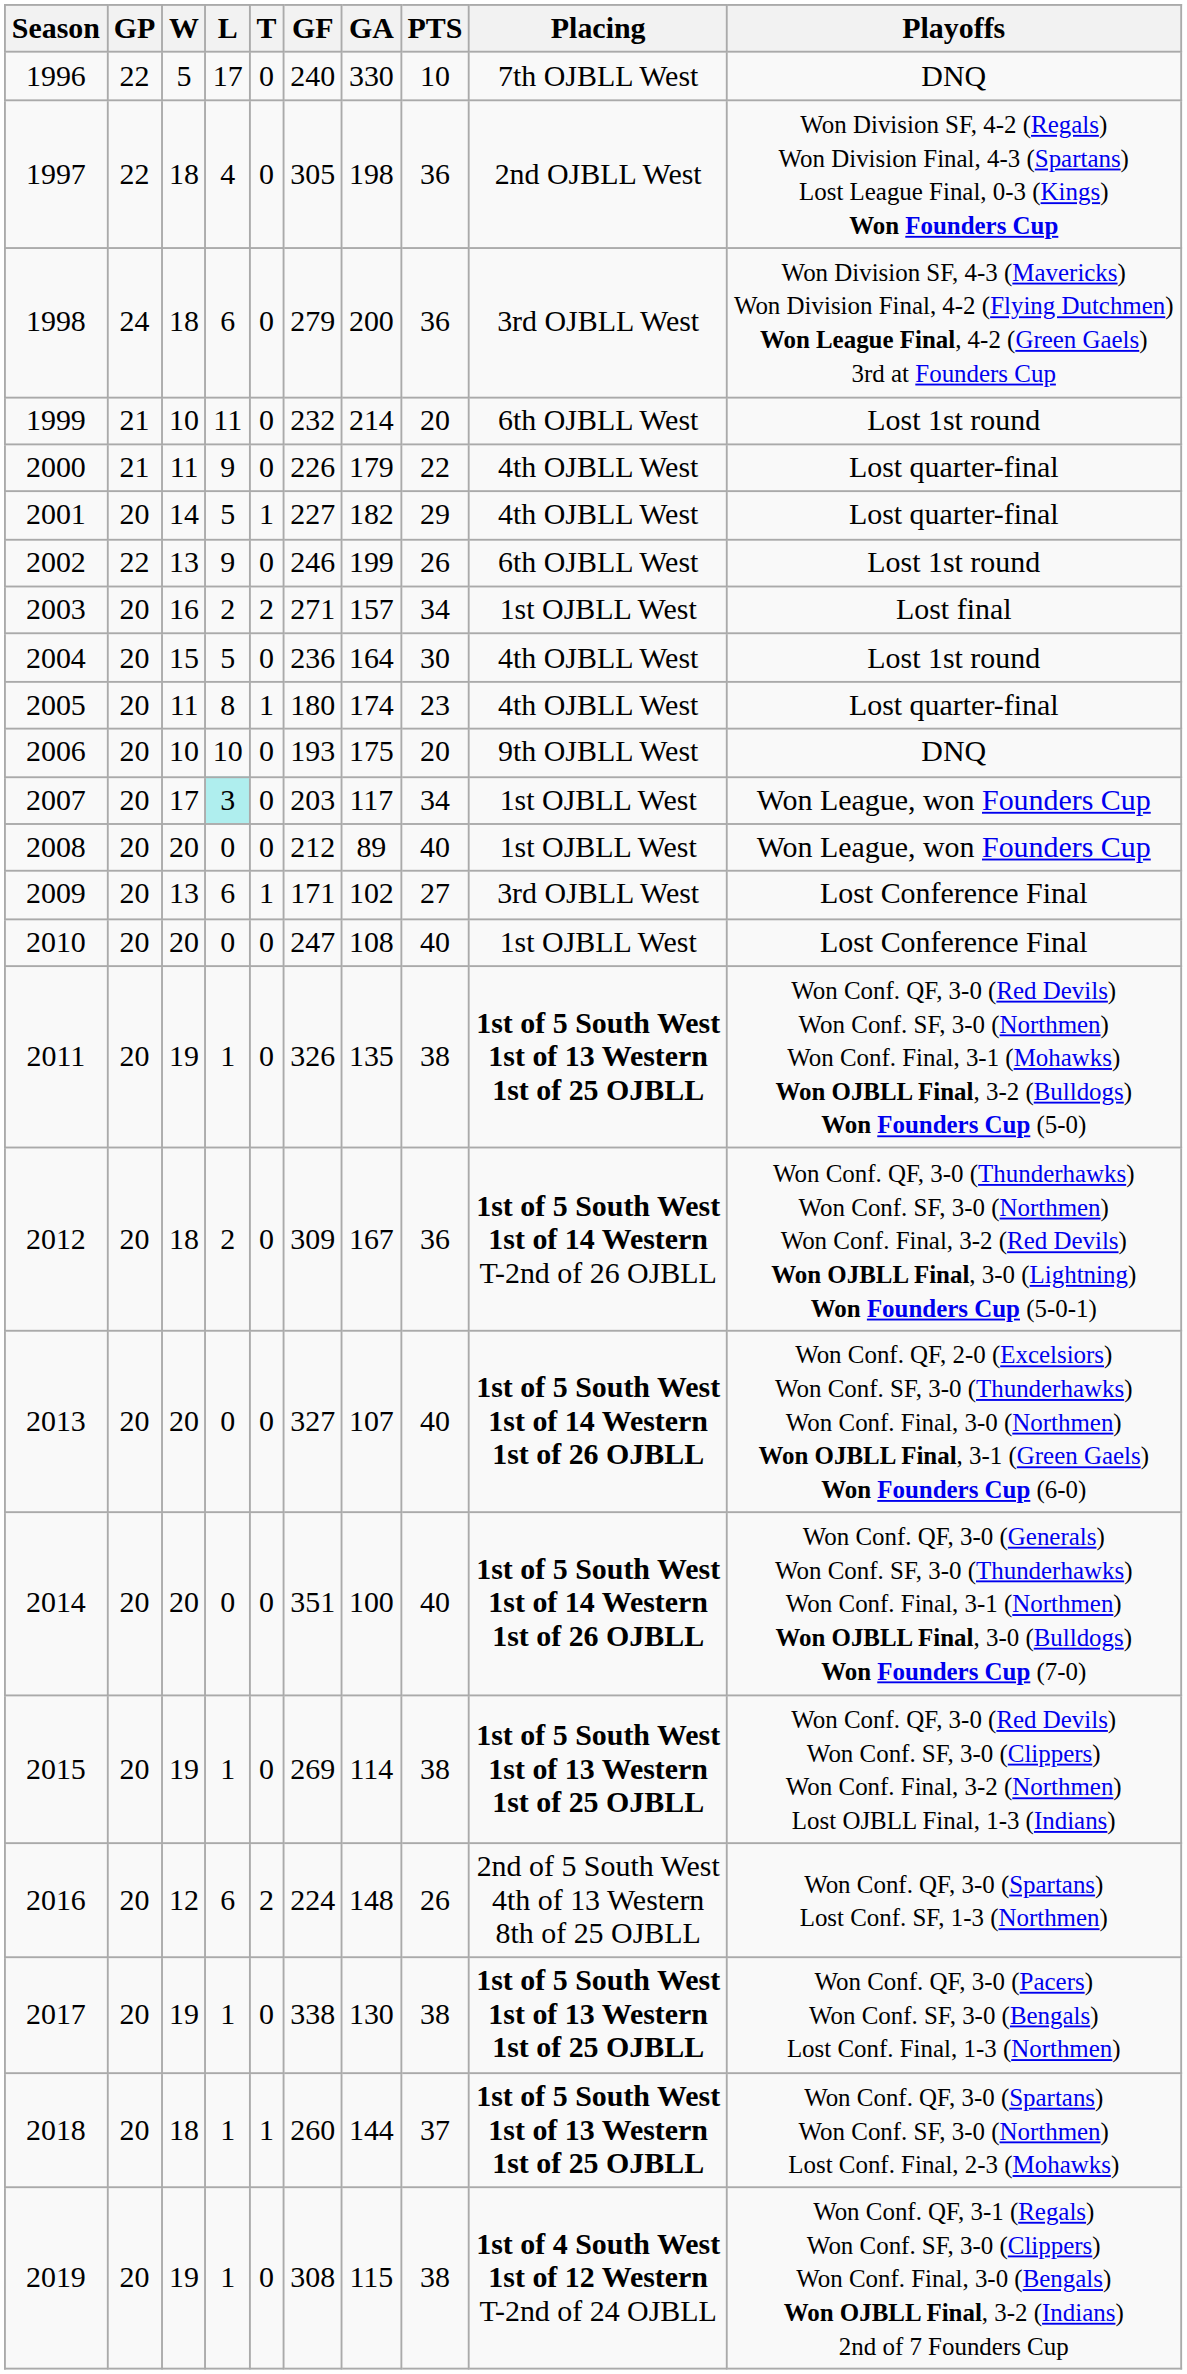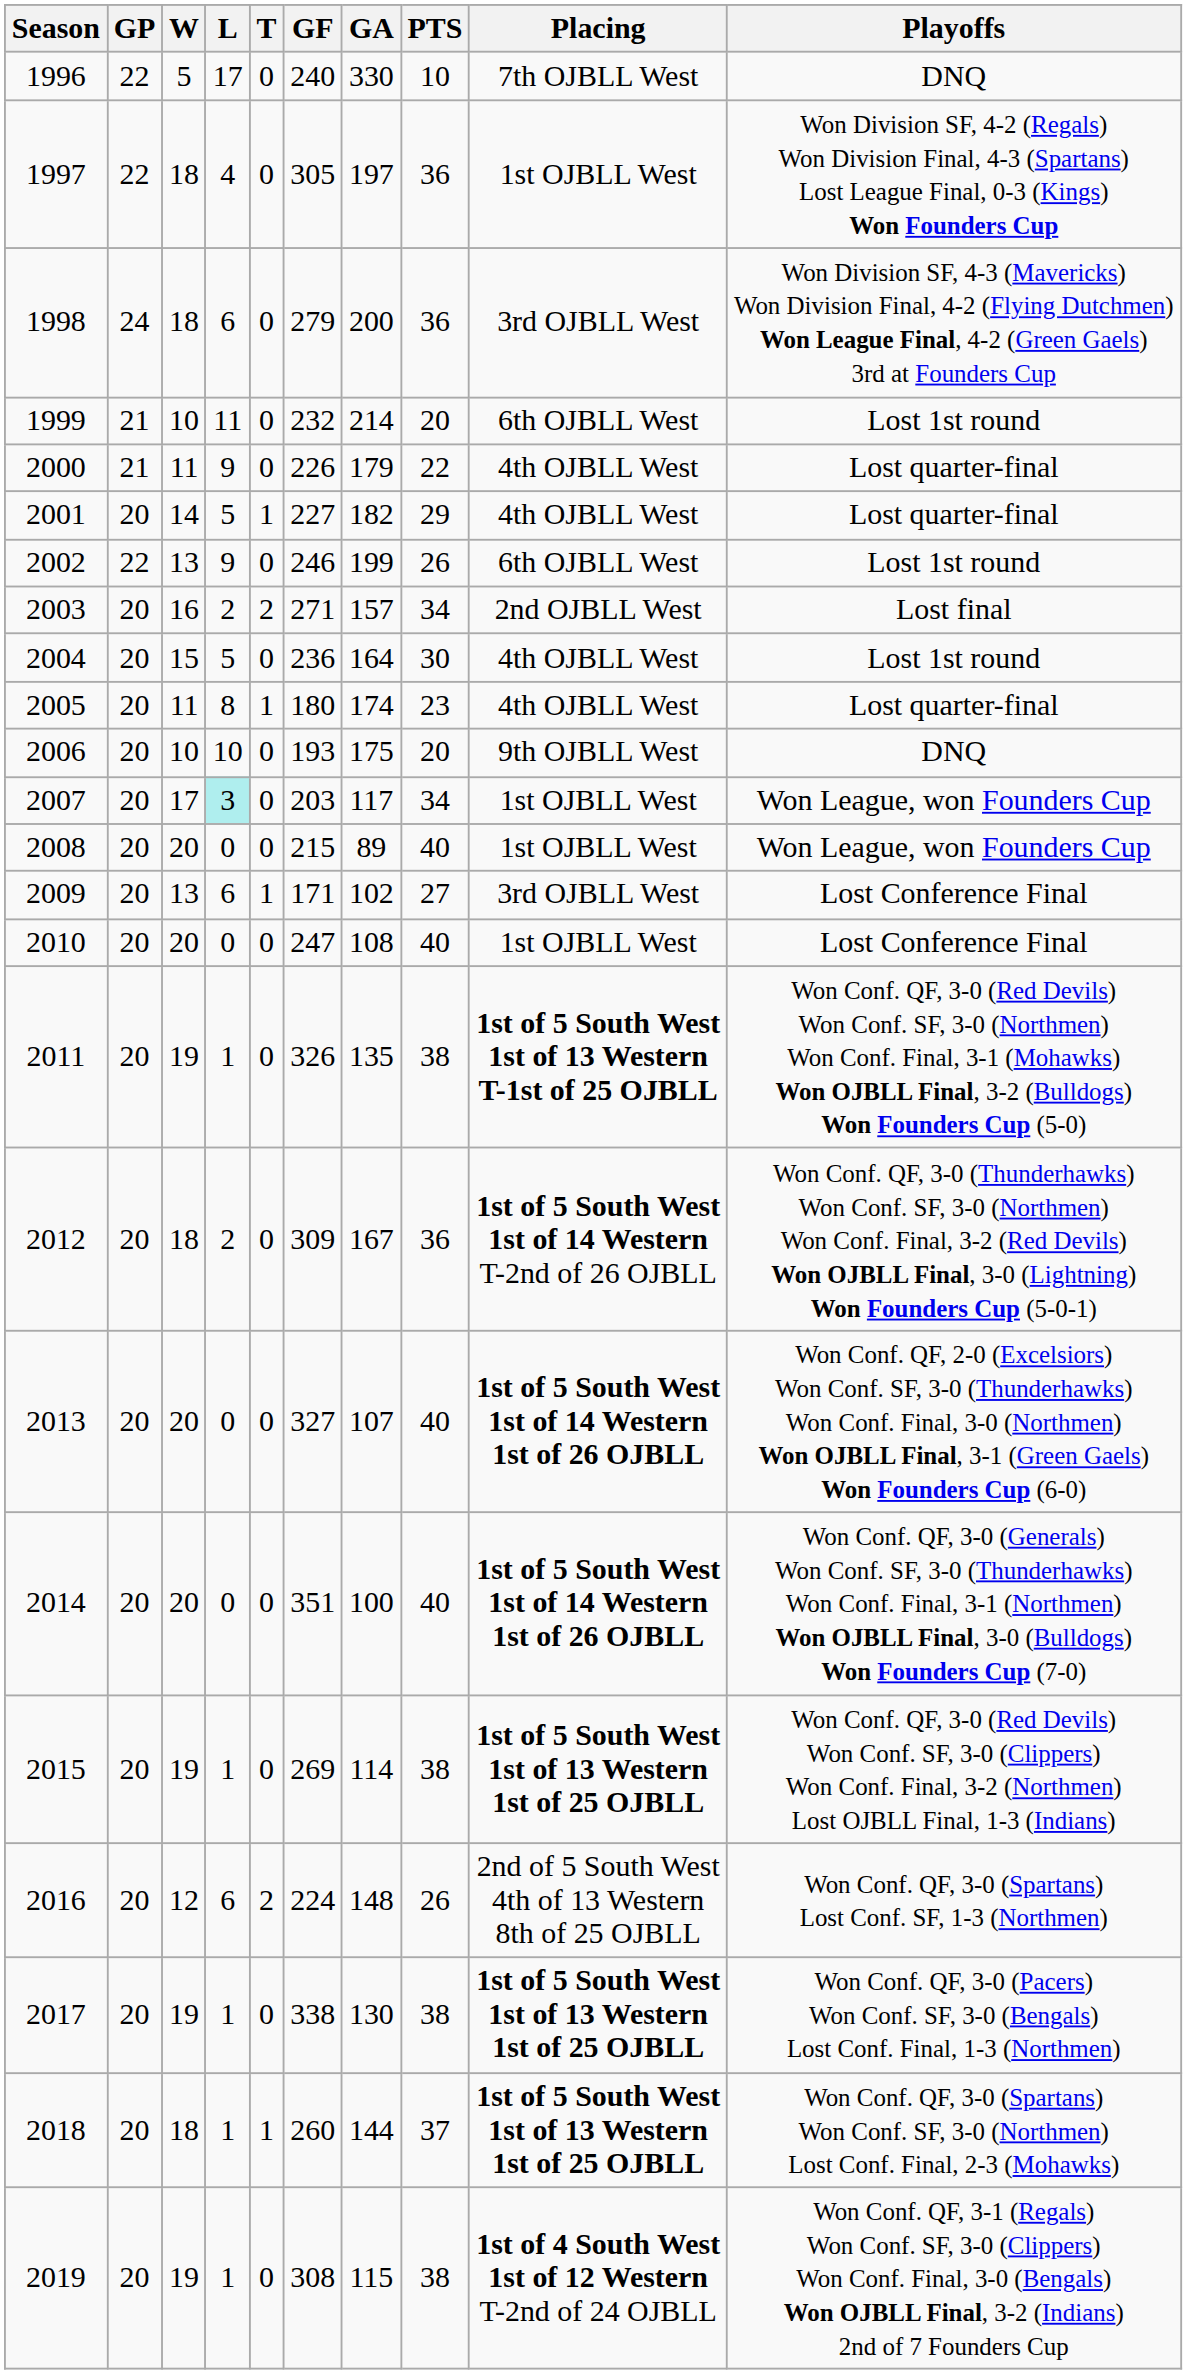(371, 173) 198 -> (371, 173) 197
(598, 173) 2nd OJBLL West -> (598, 173) 1st OJBLL West
(598, 609) 1st OJBLL West -> (598, 609) 2nd OJBLL West
(313, 847) 212 -> (313, 847) 215
(598, 1056) 1st of 5 South West 1st of 13 Western 1st of 25 OJBLL -> (598, 1056) 1st of 5 South West 1st of 13 Western T-1st of 25 OJBLL
